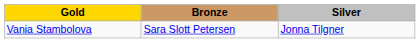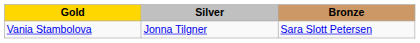columns swapped: (346, 12) <-> (210, 12)
